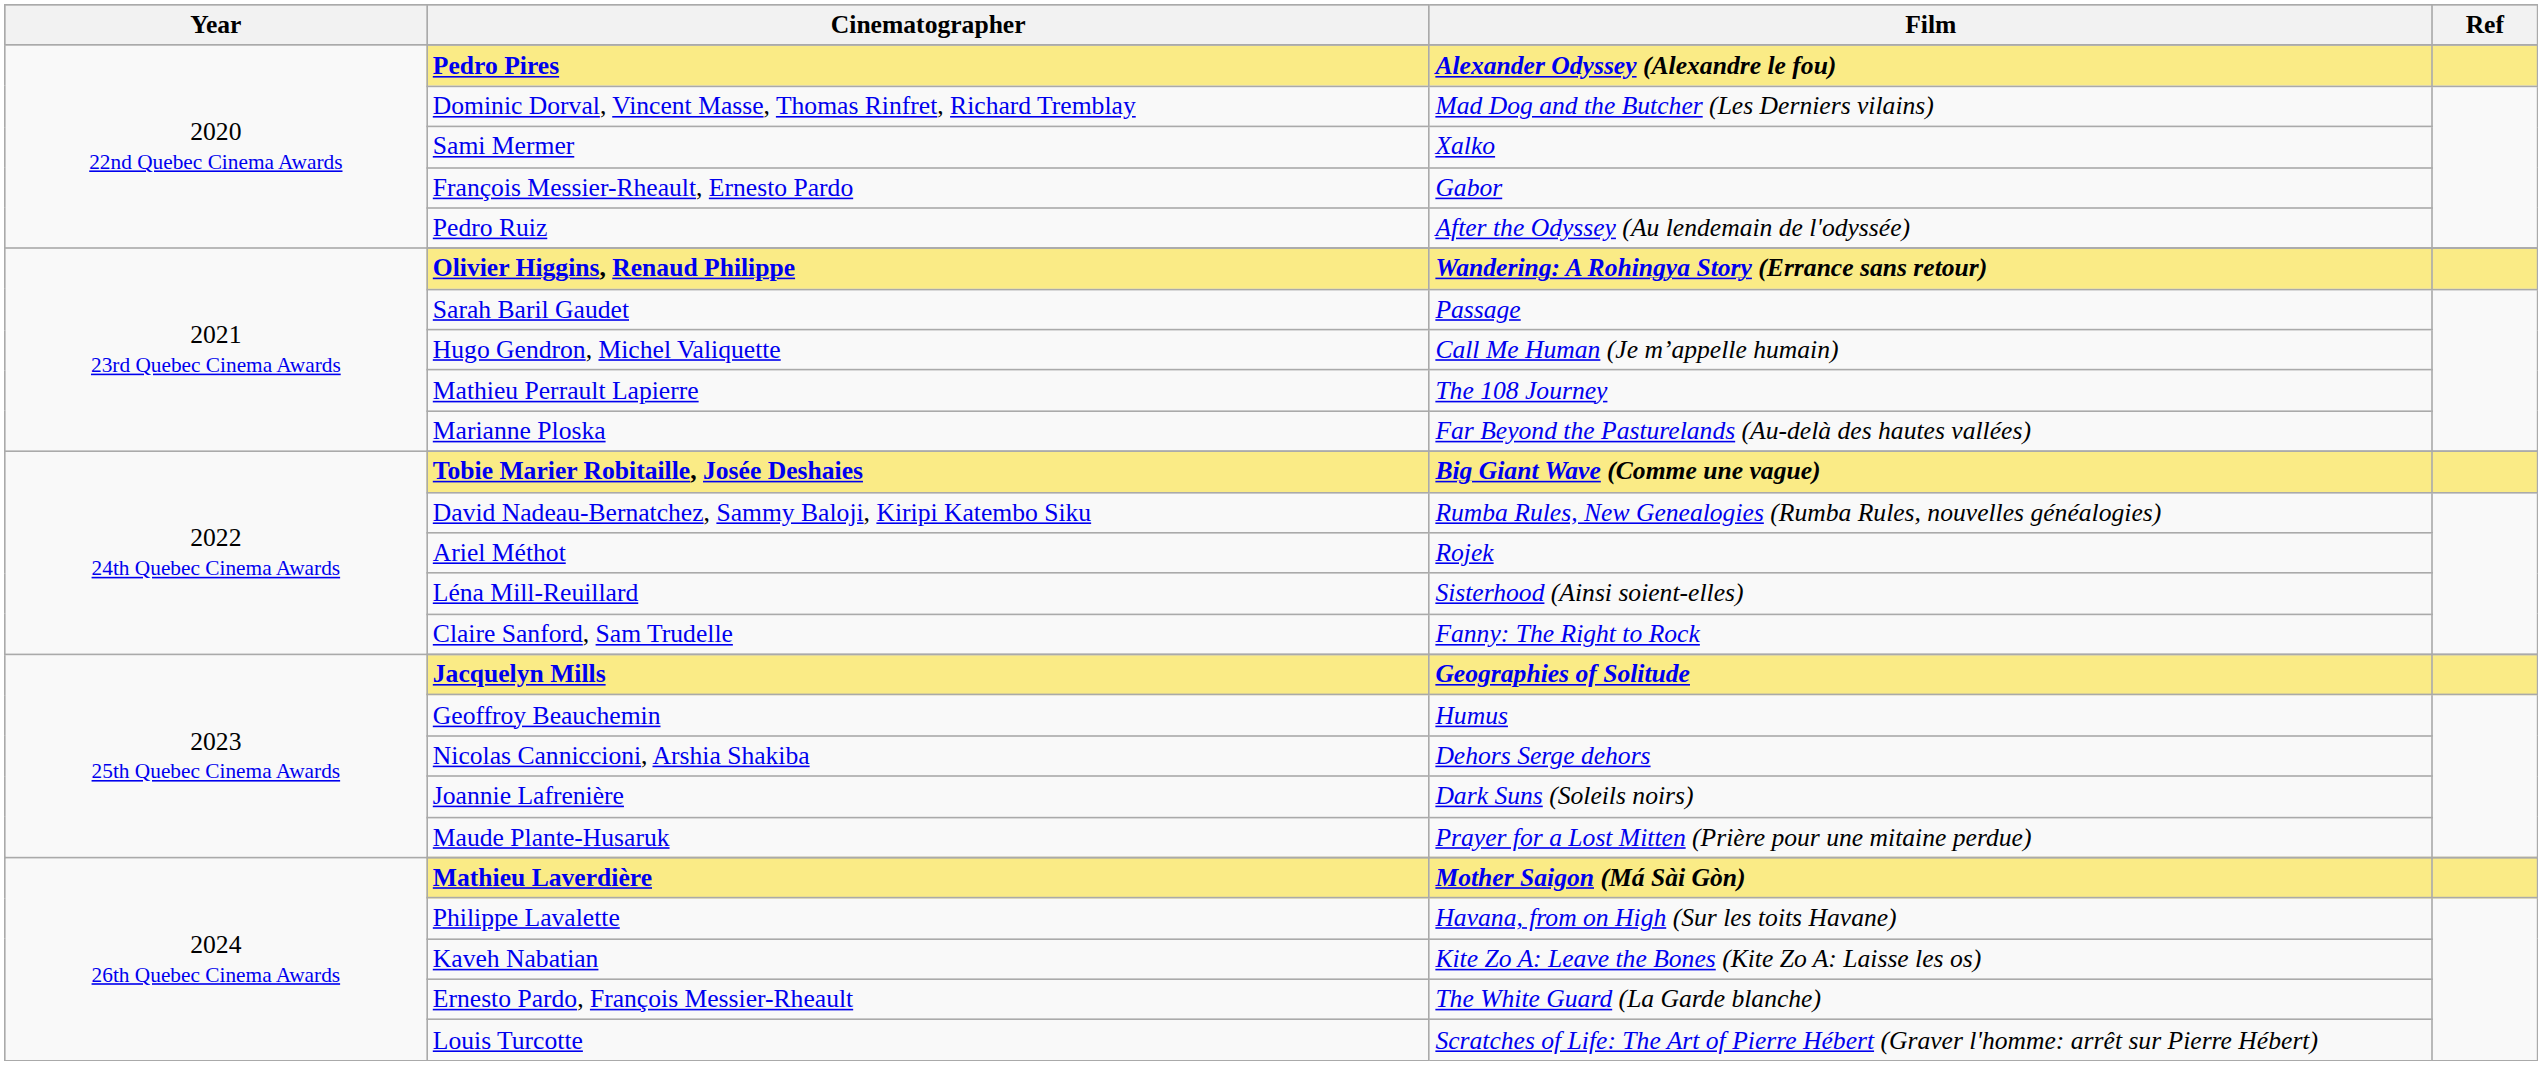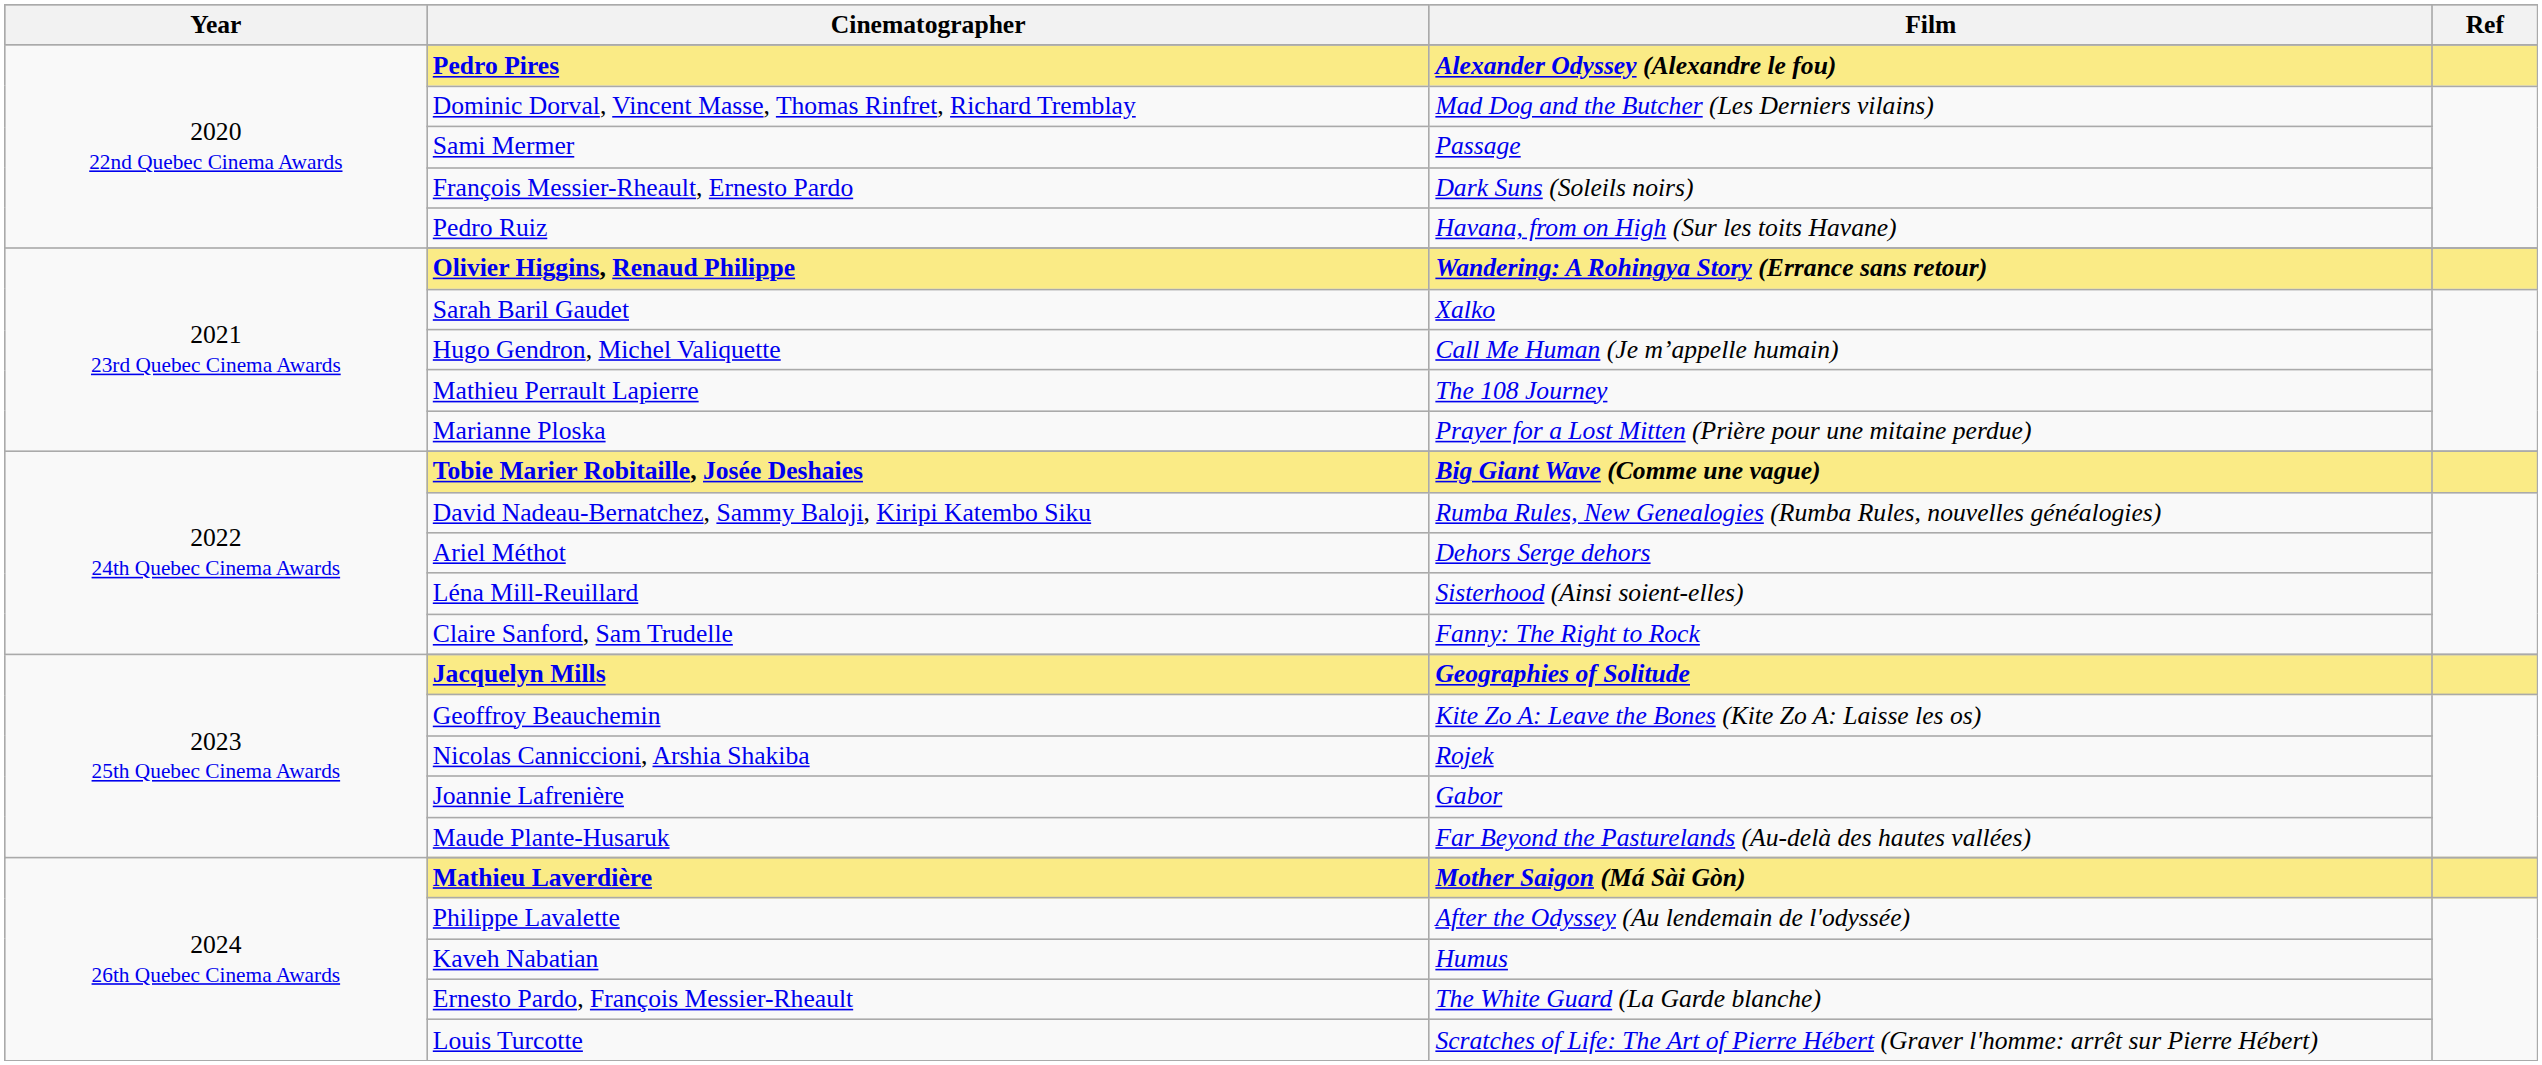(1465, 146) Xalko -> (1478, 146) Passage
(1469, 187) Gabor -> (1564, 187) Dark Suns (Soleils noirs)
(1673, 227) After the Odyssey (Au lendemain de l'odyssée) -> (1666, 227) Havana, from on High (Sur les toits Havane)
(1478, 308) Passage -> (1465, 308) Xalko
(1733, 430) Far Beyond the Pasturelands (Au-delà des hautes vallées) -> (1733, 430) Prayer for a Lost Mitten (Prière pour une mitaine perdue)
(1465, 552) Rojek -> (1543, 552) Dehors Serge dehors
(1472, 715) Humus -> (1708, 715) Kite Zo A: Leave the Bones (Kite Zo A: Laisse les os)
(1543, 755) Dehors Serge dehors -> (1465, 755) Rojek
(1564, 796) Dark Suns (Soleils noirs) -> (1469, 796) Gabor
(1733, 836) Prayer for a Lost Mitten (Prière pour une mitaine perdue) -> (1733, 836) Far Beyond the Pasturelands (Au-delà des hautes vallées)
(1666, 918) Havana, from on High (Sur les toits Havane) -> (1673, 918) After the Odyssey (Au lendemain de l'odyssée)
(1708, 958) Kite Zo A: Leave the Bones (Kite Zo A: Laisse les os) -> (1472, 958) Humus
